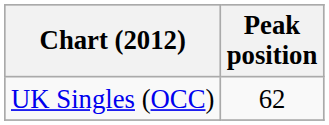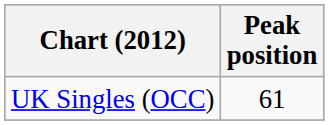(272, 98) 62 -> (272, 98) 61
